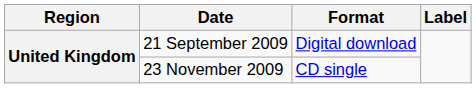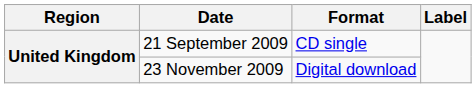(356, 43) Digital download -> (331, 43) CD single
(331, 69) CD single -> (356, 69) Digital download
